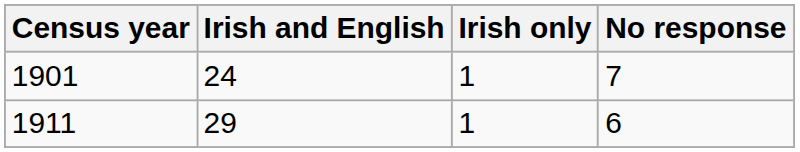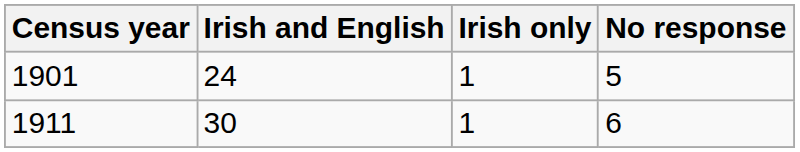(614, 75) 7 -> (614, 75) 5
(220, 123) 29 -> (220, 123) 30
